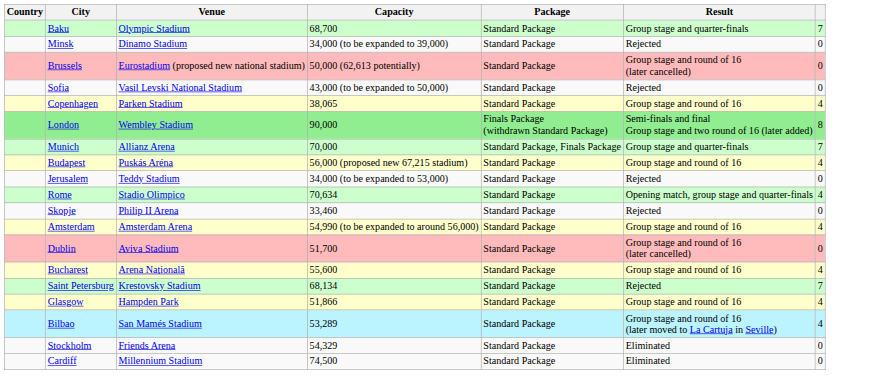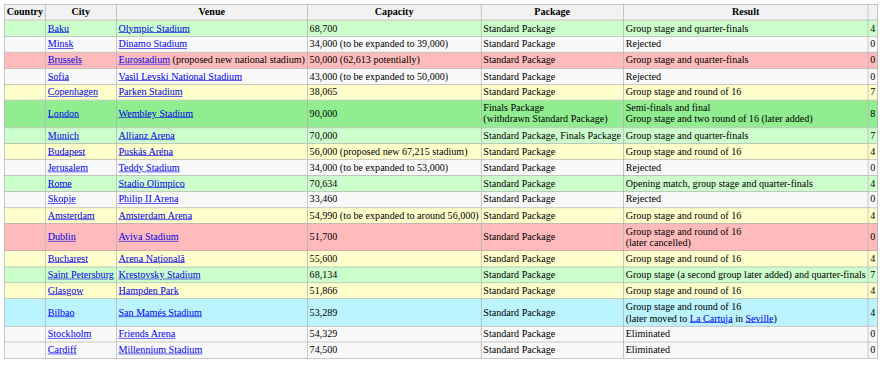(820, 28) 7 -> (873, 28) 4
(683, 66) Group stage and round of 16 (later cancelled) -> (687, 60) Group stage and quarter-finals
(820, 103) 4 -> (873, 92) 7
(643, 286) Rejected -> (746, 274) Group stage (a second group later added) and quarter-finals
